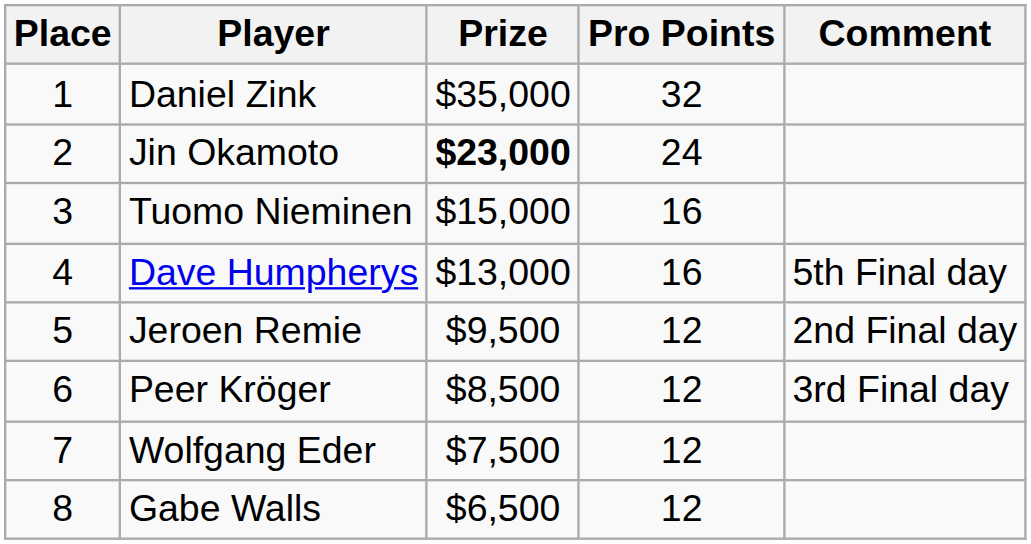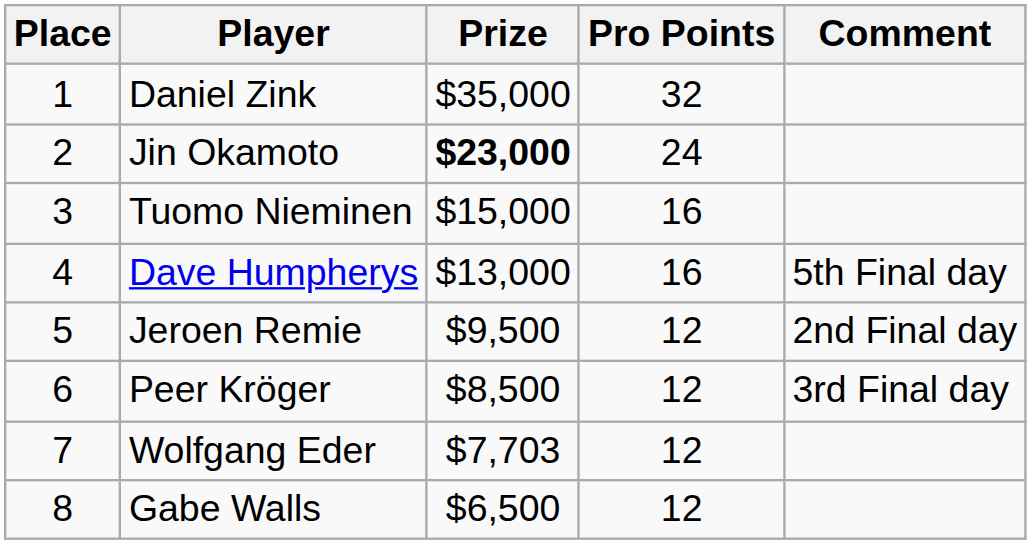(503, 449) $7,500 -> (503, 449) $7,703
